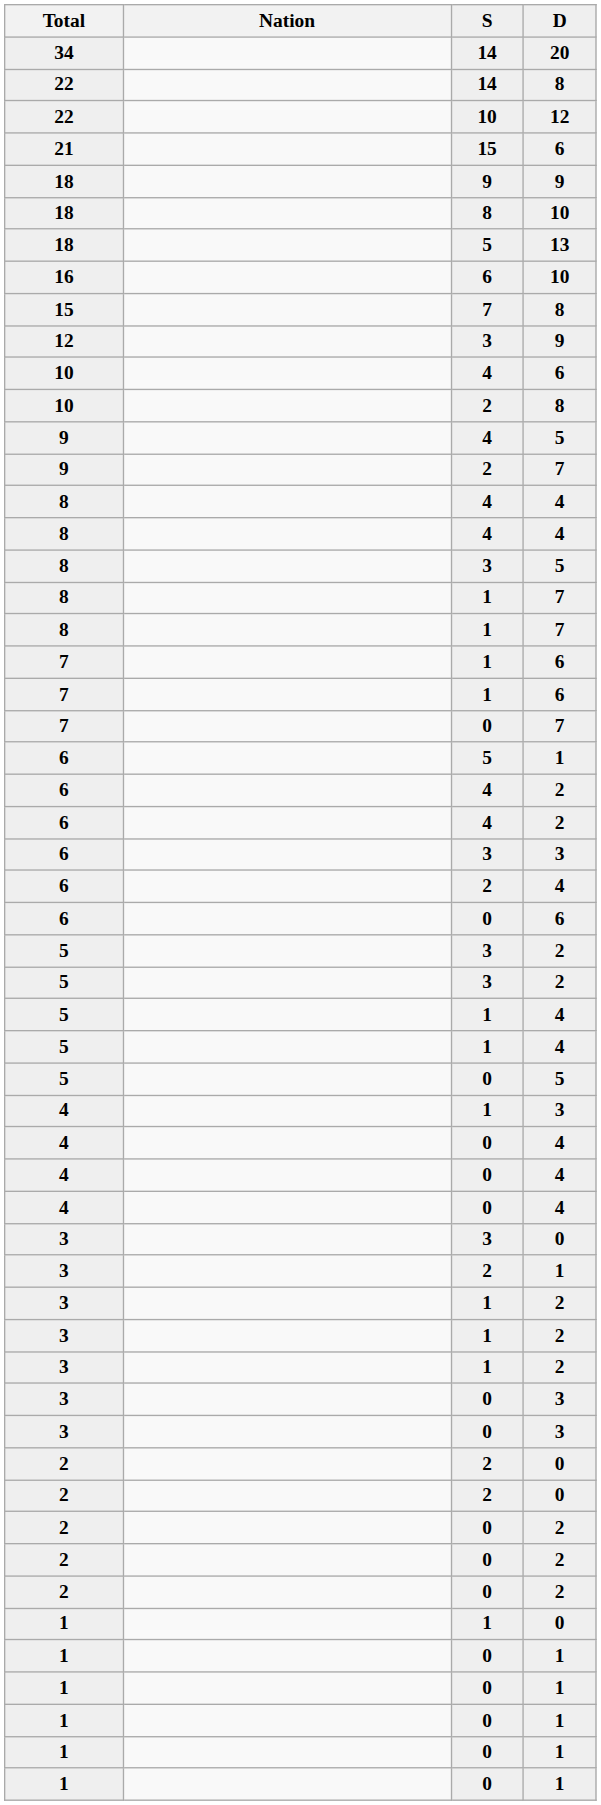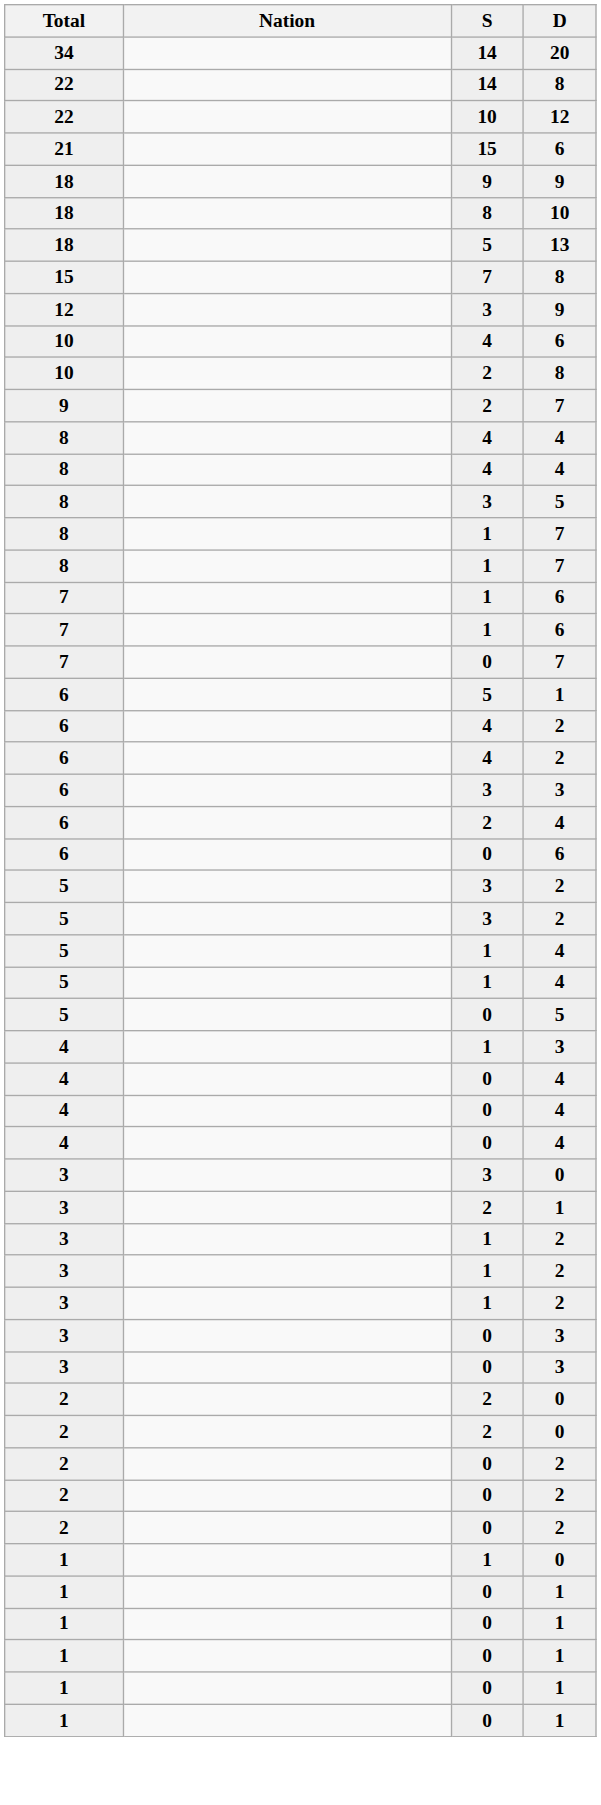- row: (64, 277)
- row: (64, 437)
